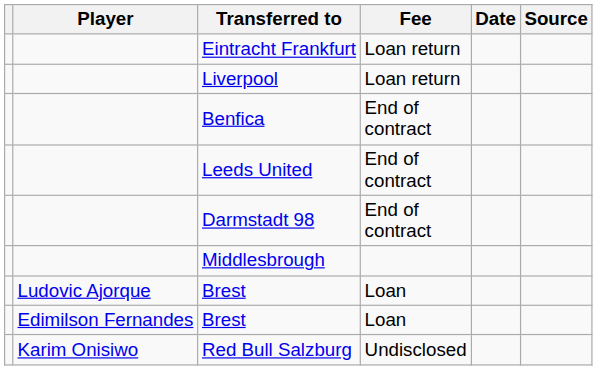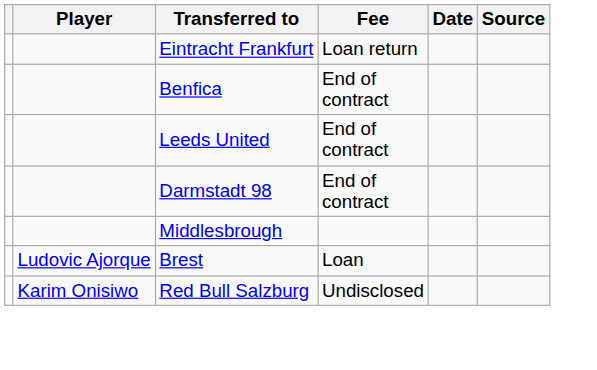- row: (105, 79)
- row: (105, 320)
